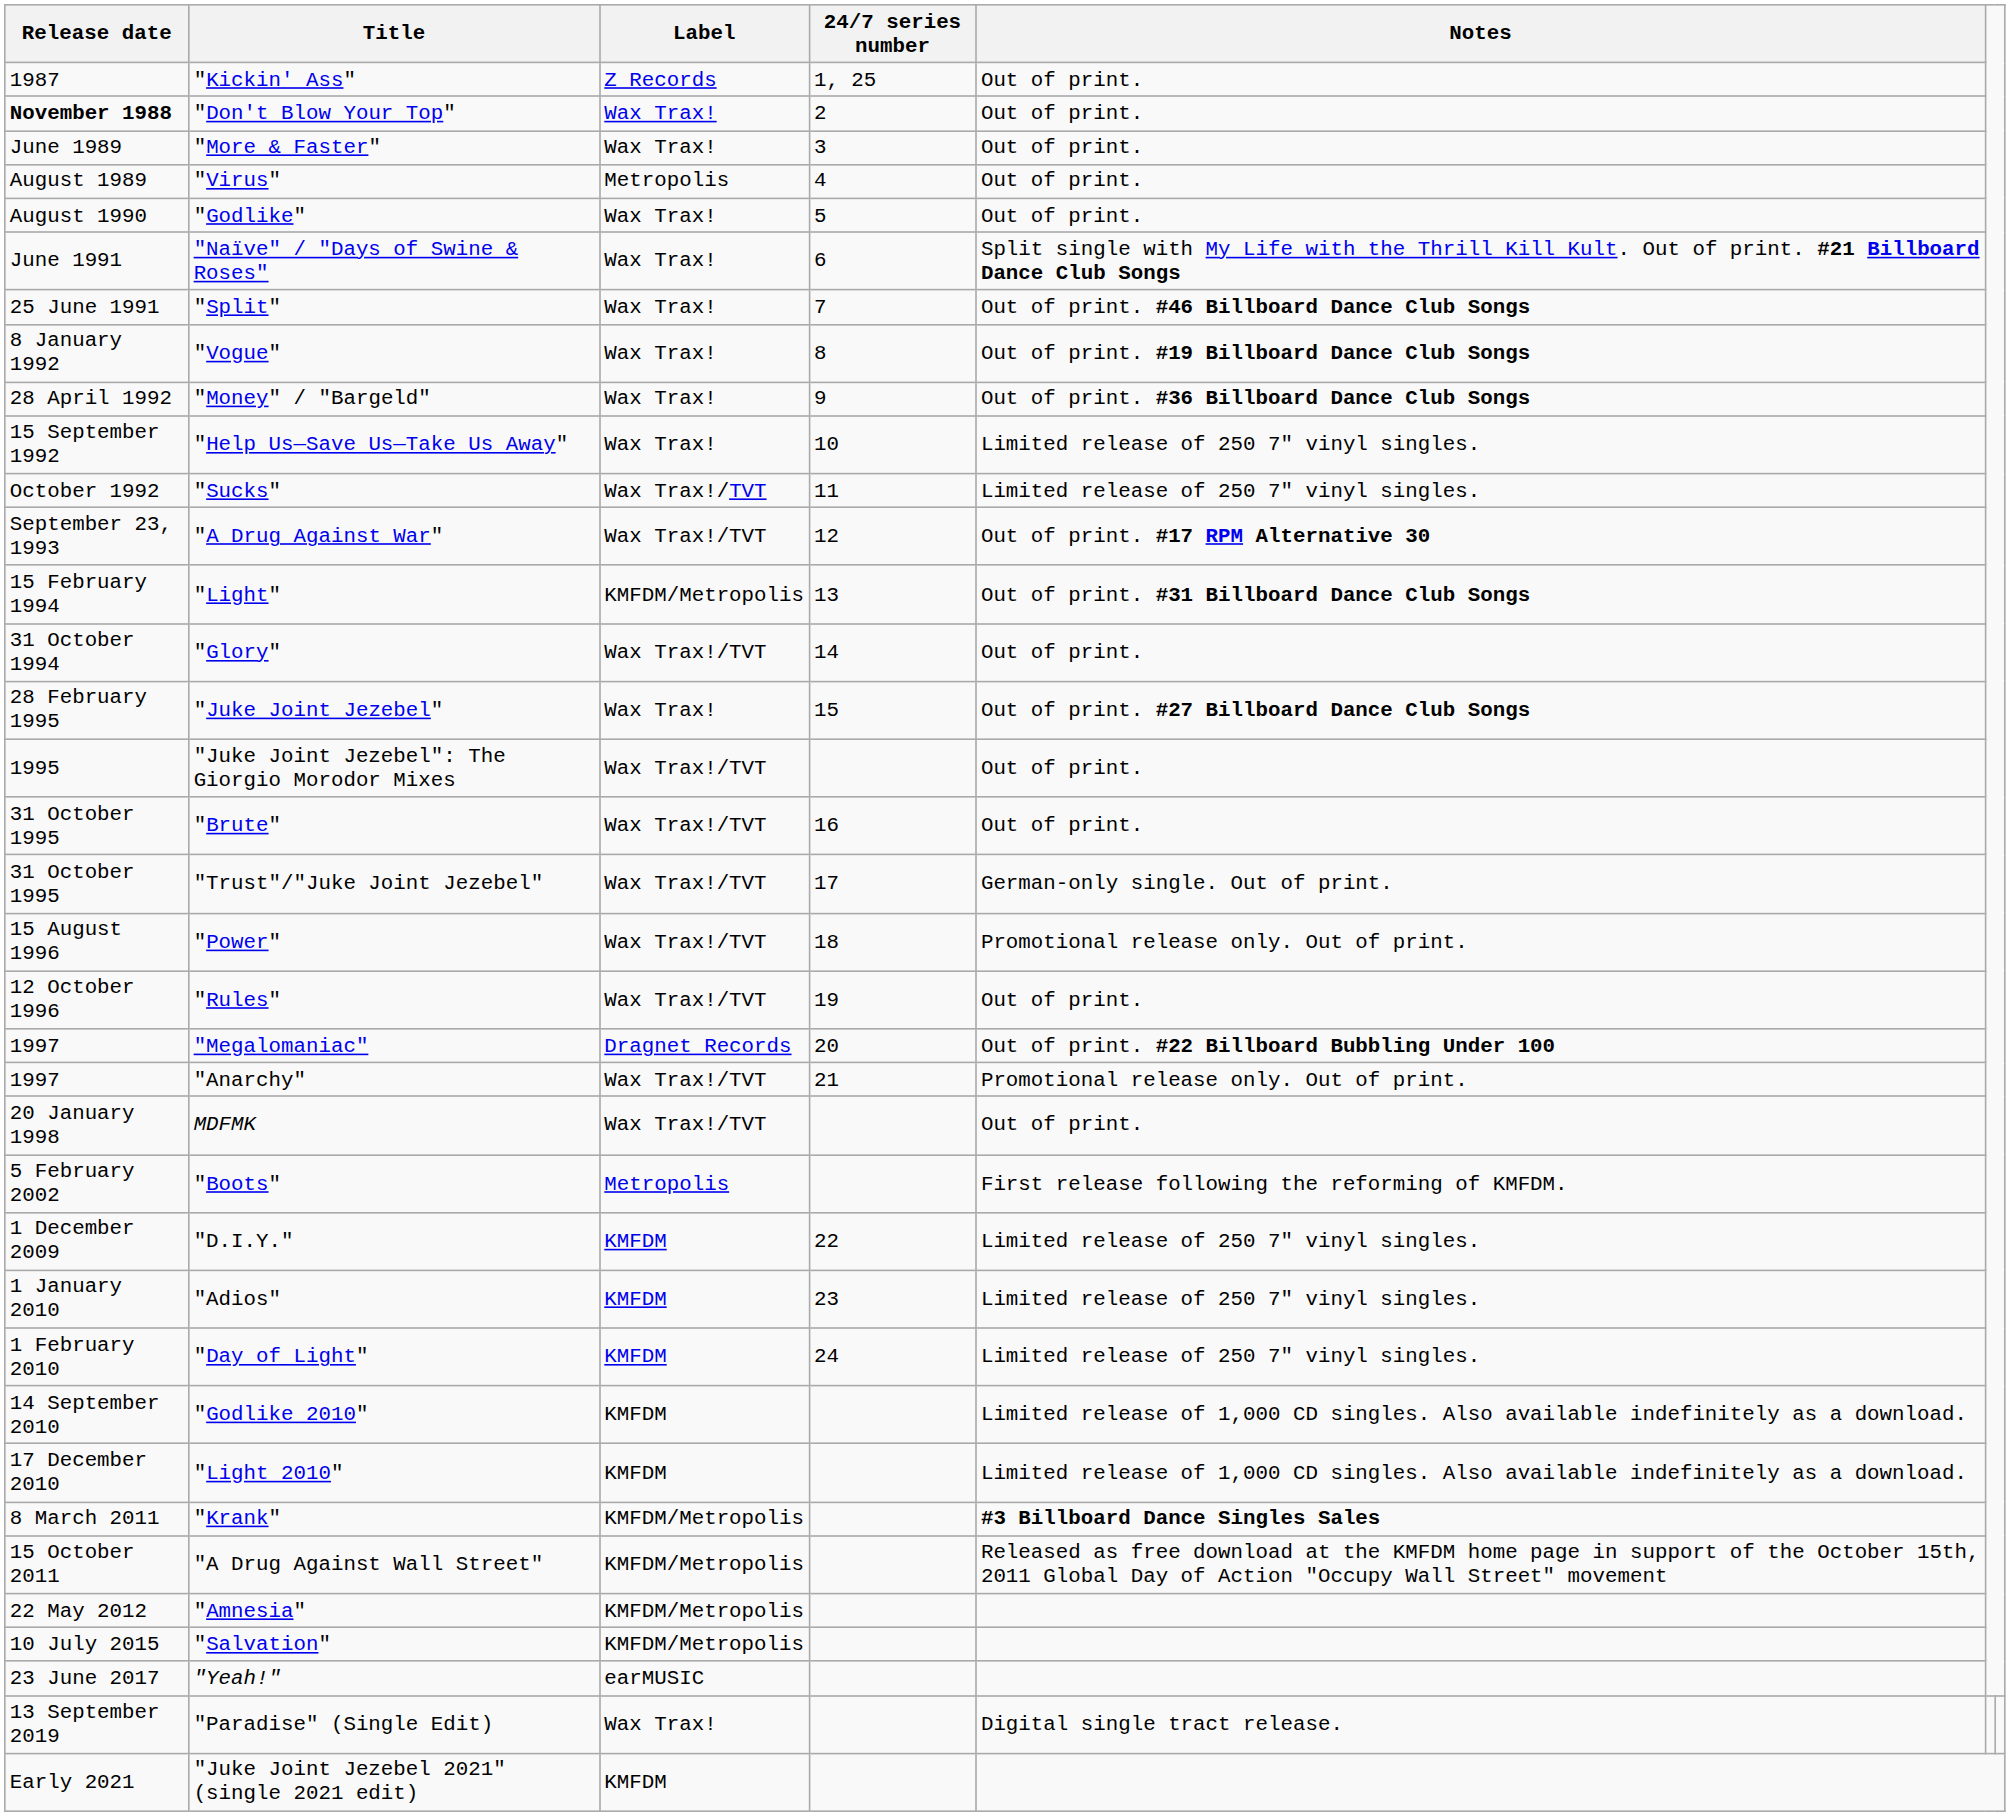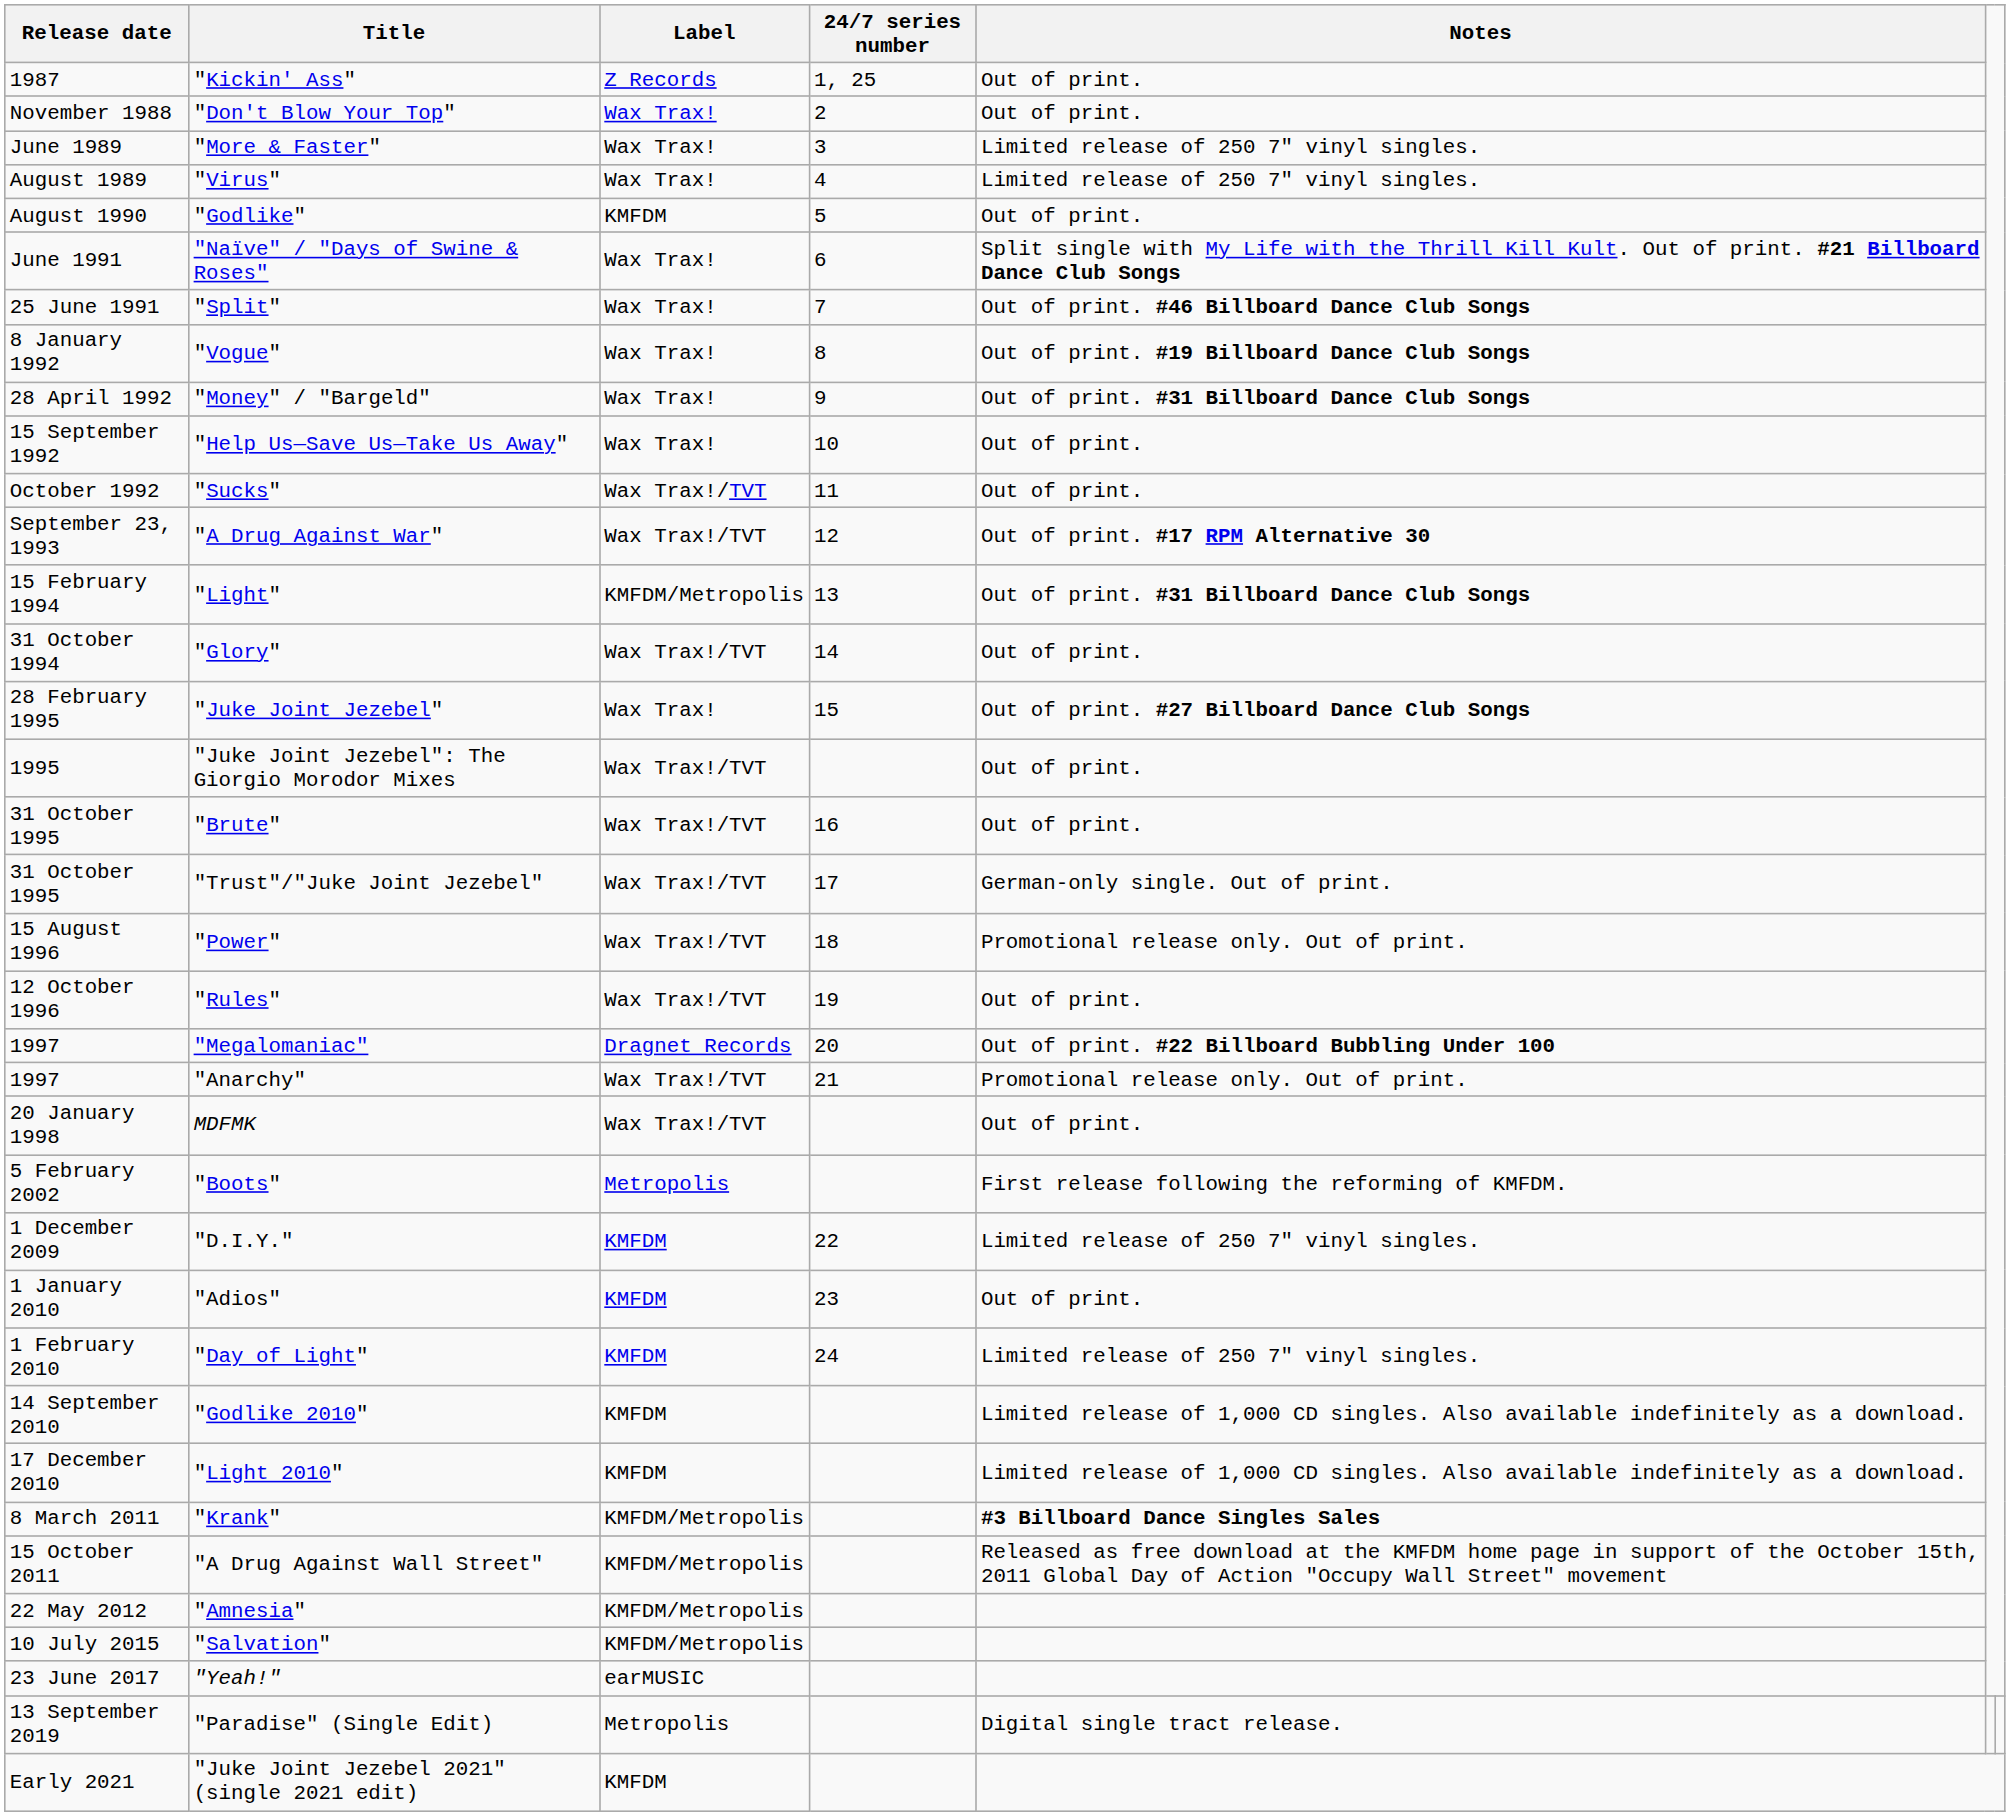(91, 114) bold -> (91, 114) normal
(1062, 147) Out of print. -> (1231, 147) Limited release of 250 7" vinyl singles.
(667, 181) Metropolis -> (660, 181) Wax Trax!
(1062, 181) Out of print. -> (1231, 181) Limited release of 250 7" vinyl singles.
(660, 215) Wax Trax! -> (636, 215) KMFDM
(1256, 399) Out of print. #36 Billboard Dance Club Songs -> (1256, 399) Out of print. #31 Billboard Dance Club Songs
(1231, 445) Limited release of 250 7" vinyl singles. -> (1062, 445) Out of print.
(1231, 491) Limited release of 250 7" vinyl singles. -> (1062, 491) Out of print.
(1231, 1299) Limited release of 250 7" vinyl singles. -> (1062, 1299) Out of print.
(660, 1724) Wax Trax! -> (667, 1724) Metropolis
